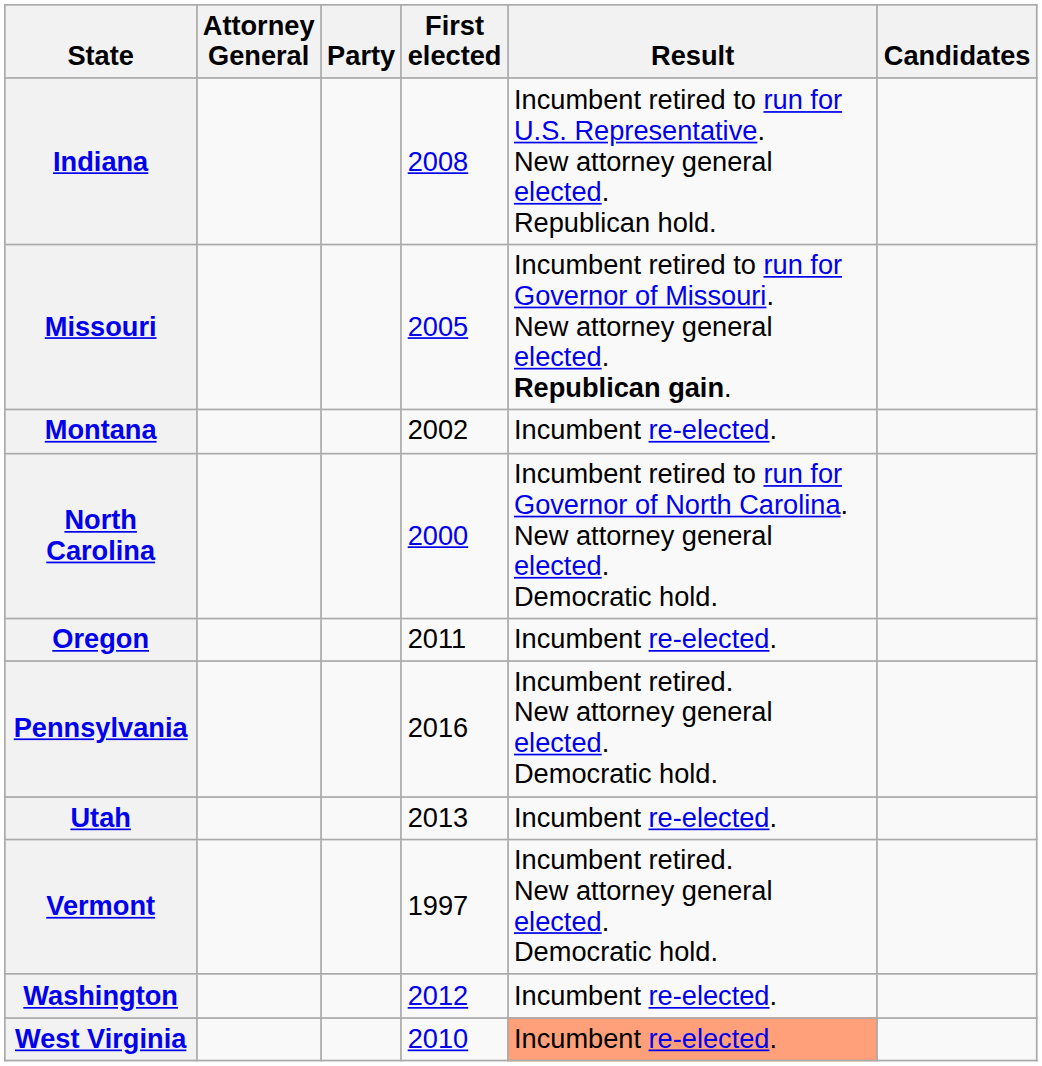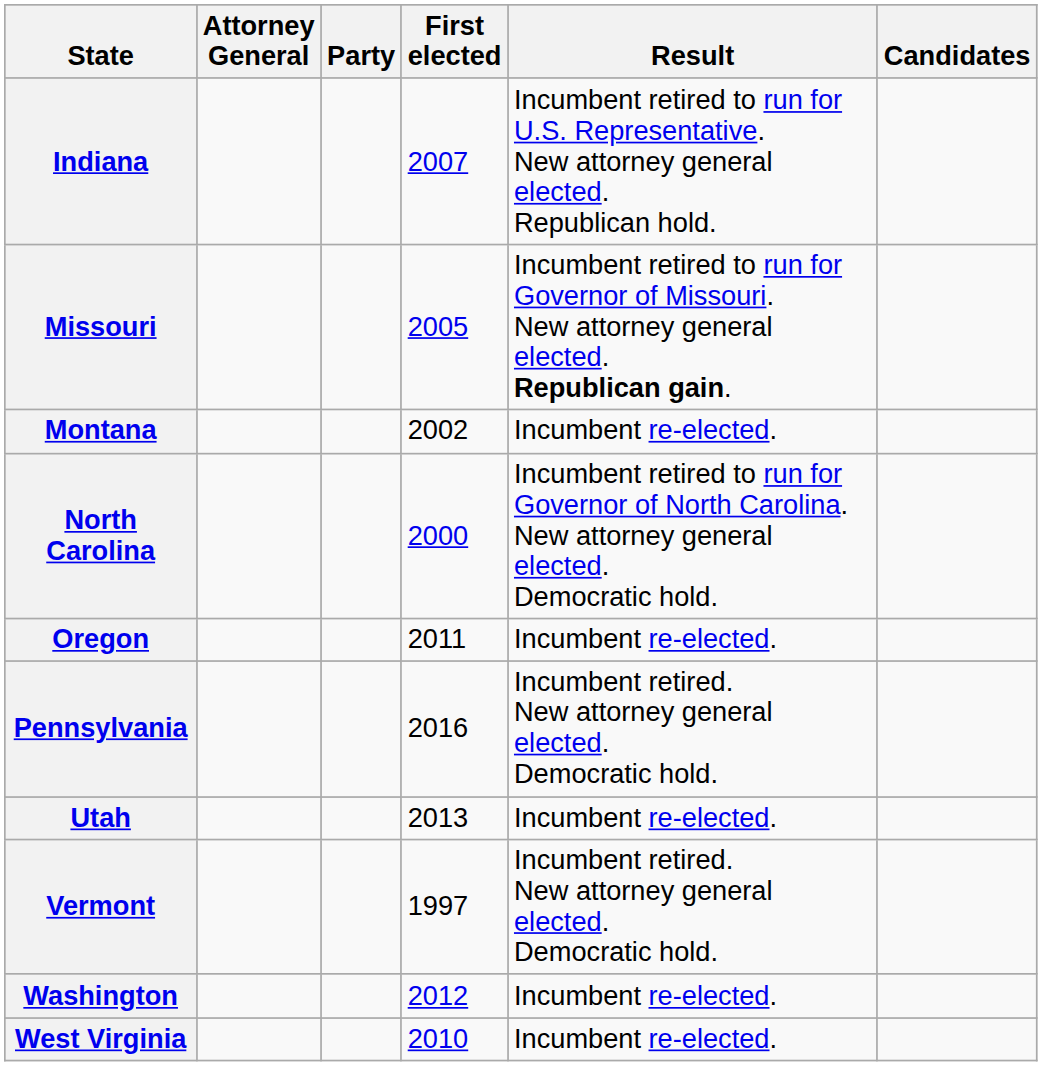(438, 161) 2008 -> (438, 161) 2007
(646, 1038) lightsalmon background -> (646, 1038) no background
